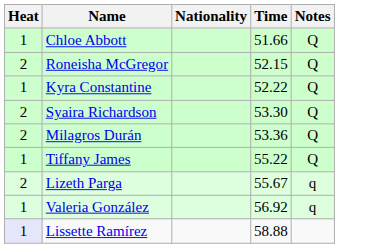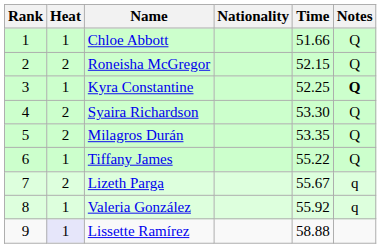+ column: (25, 16)
(271, 87) 52.22 -> (313, 87) 52.25
(313, 87) normal -> (355, 87) bold
(271, 135) 53.36 -> (313, 135) 53.35
(271, 207) 56.92 -> (313, 207) 55.92
